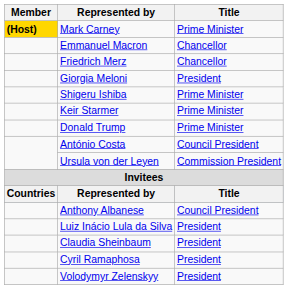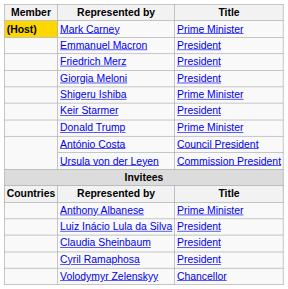(202, 45) Chancellor -> (199, 45) President
(202, 62) Chancellor -> (199, 62) President
(210, 111) Prime Minister -> (199, 111) President
(218, 210) Council President -> (210, 210) Prime Minister
(199, 276) President -> (202, 276) Chancellor
